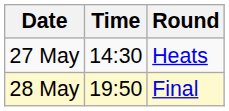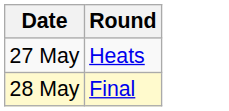- column: (116, 21)
